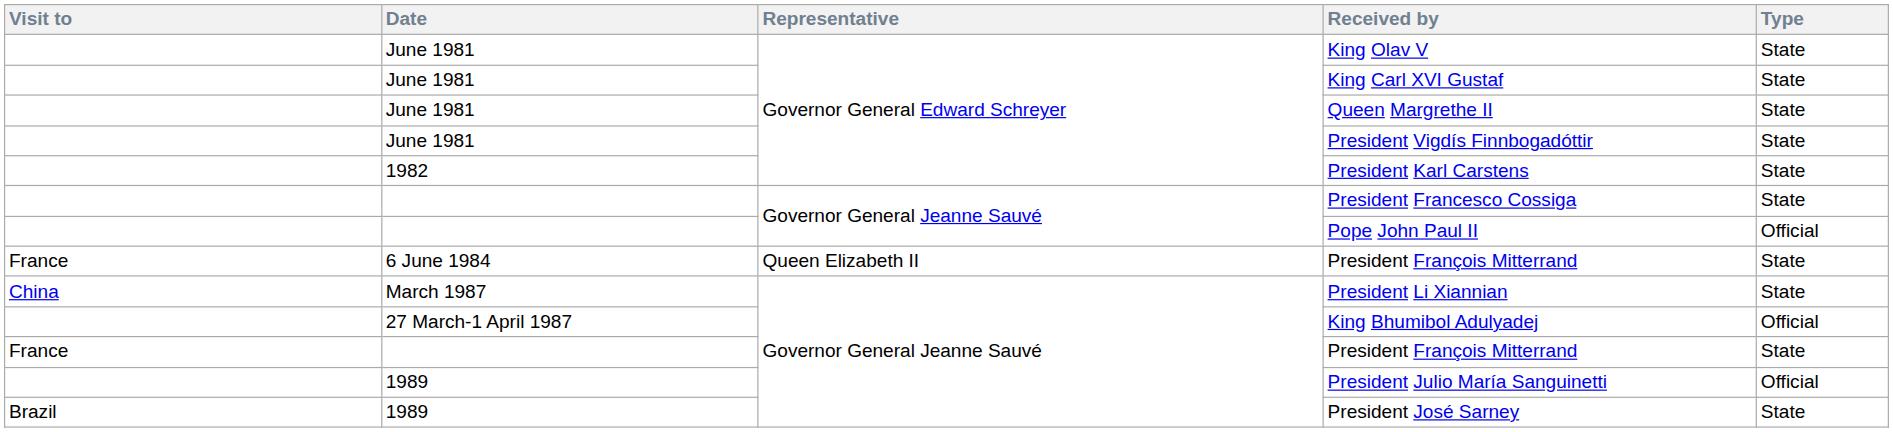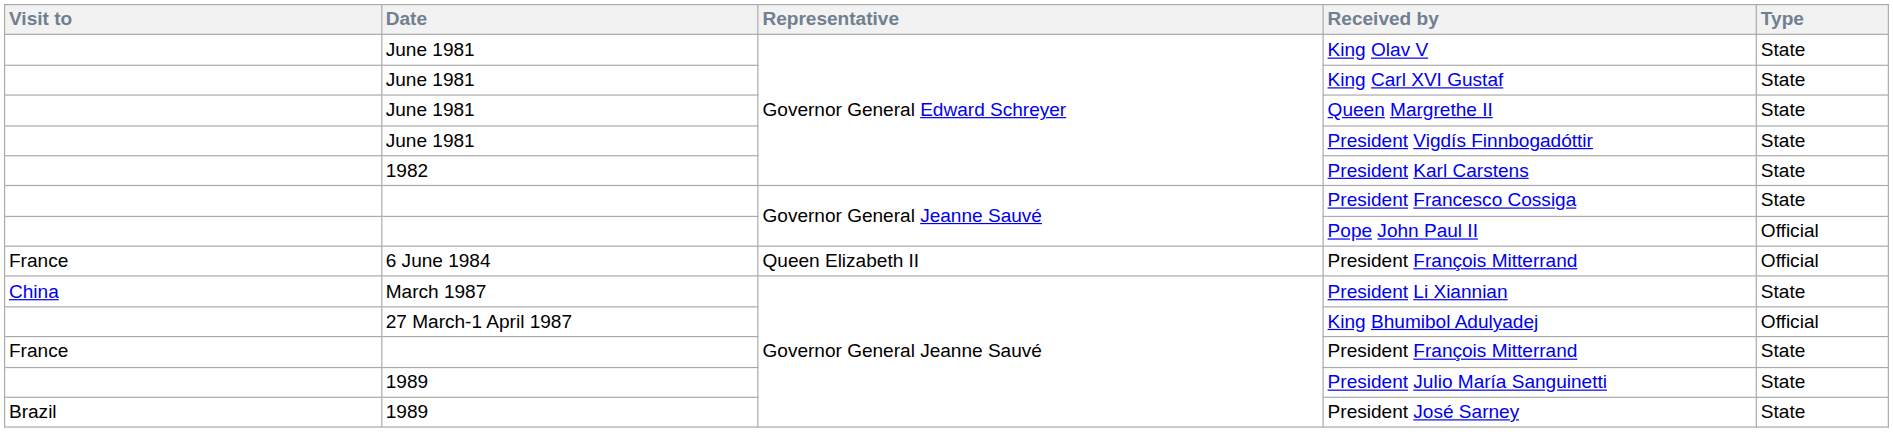(1783, 261) State -> (1790, 261) Official
(1790, 381) Official -> (1783, 381) State
